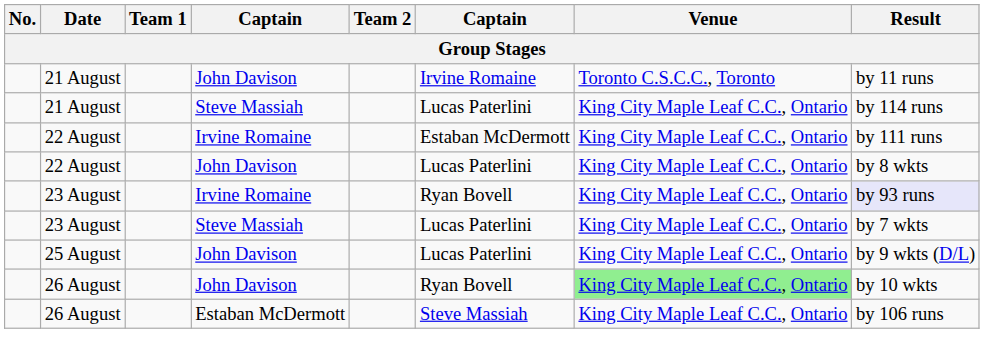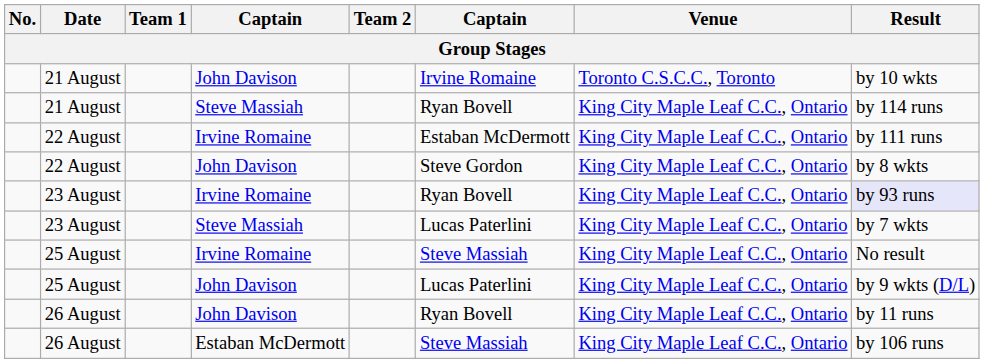(895, 78) by 11 runs -> (897, 78) by 10 wkts
(476, 107) Lucas Paterlini -> (466, 107) Ryan Bovell
(476, 166) Lucas Paterlini -> (471, 166) Steve Gordon
+ row: (83, 254)
(713, 284) lightgreen background -> (713, 313) no background
(897, 284) by 10 wkts -> (895, 313) by 11 runs
